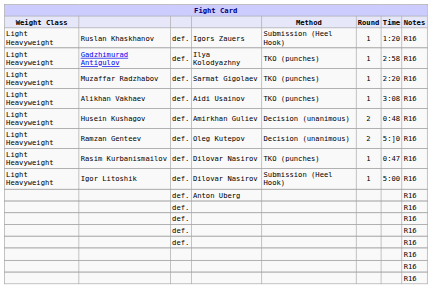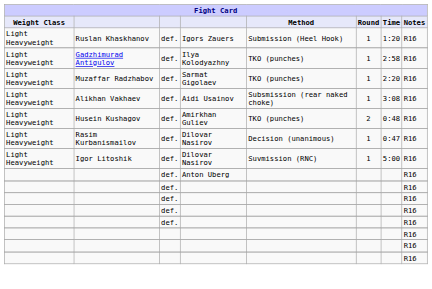(292, 99) TKO (punches) -> (298, 99) Subsmission (rear naked choke)
(307, 119) Decision (unanimous) -> (276, 119) TKO (punches)
- row: (111, 139)
(292, 159) TKO (punches) -> (291, 139) Decision (unanimous)
(298, 179) Submission (Heel Hook) -> (283, 159) Suvmission (RNC)
